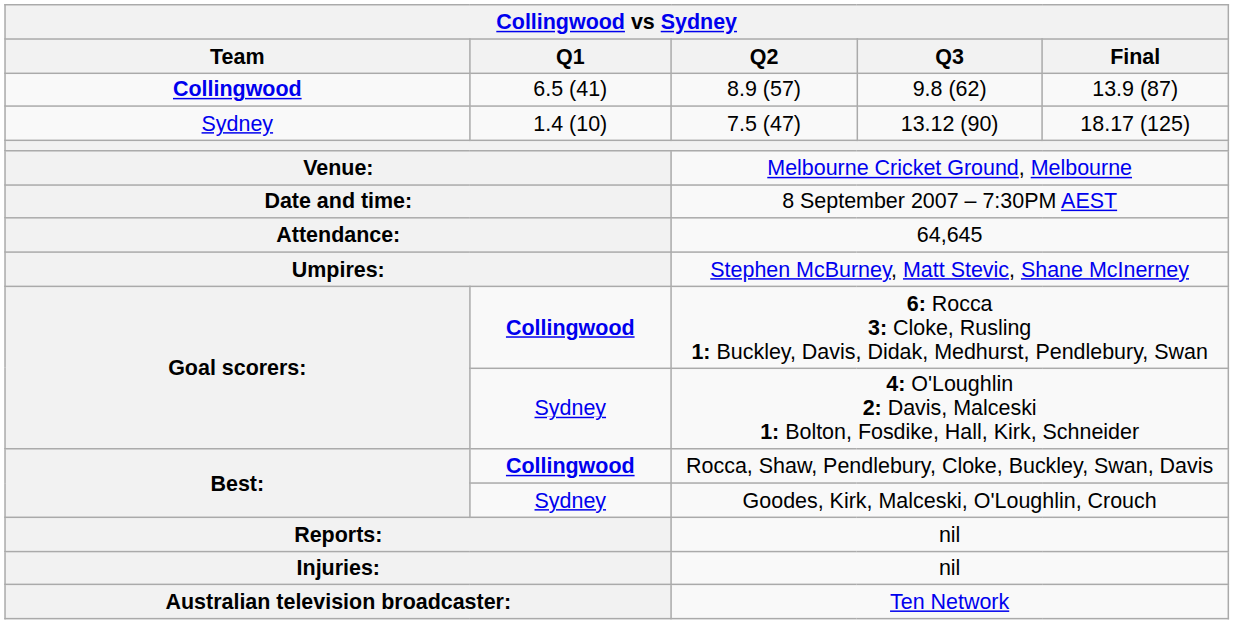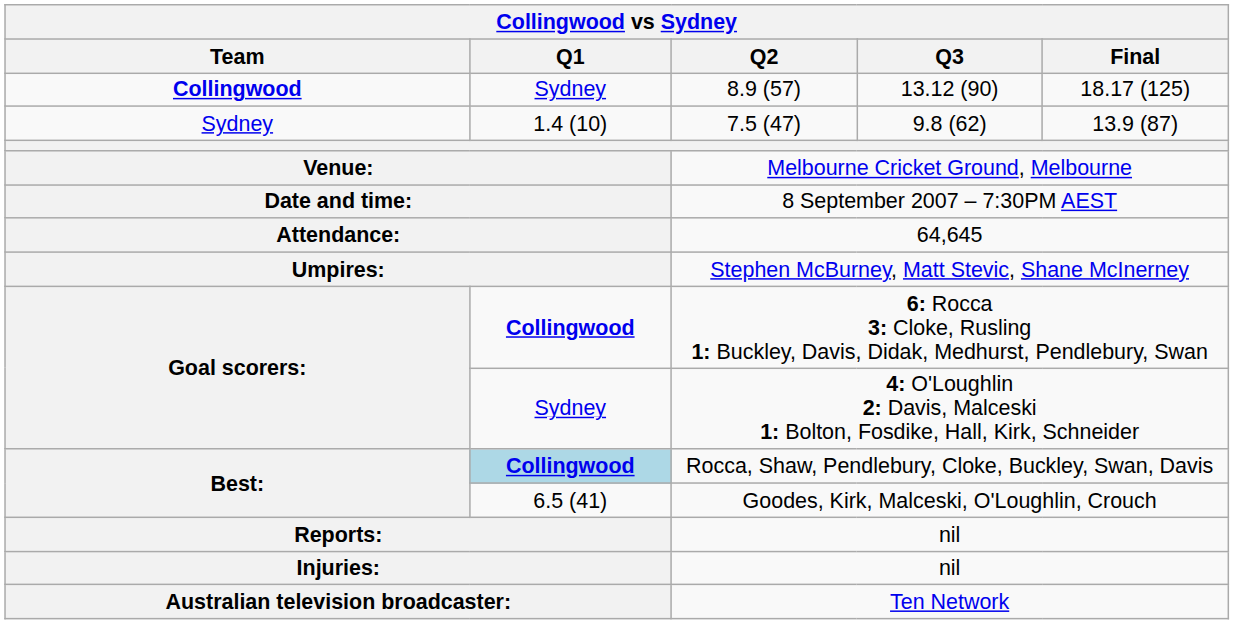(570, 90) 6.5 (41) -> (570, 90) Sydney
(950, 90) 9.8 (62) -> (950, 90) 13.12 (90)
(1135, 90) 13.9 (87) -> (1135, 90) 18.17 (125)
(950, 124) 13.12 (90) -> (950, 124) 9.8 (62)
(1135, 124) 18.17 (125) -> (1135, 124) 13.9 (87)
(570, 466) no background -> (570, 466) lightblue background
(570, 500) Sydney -> (570, 500) 6.5 (41)
